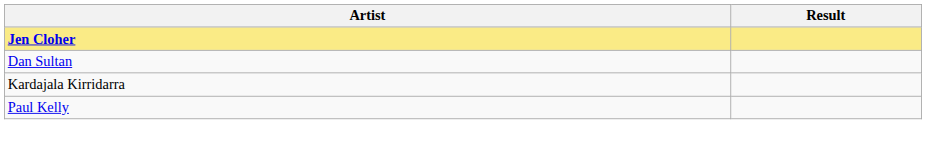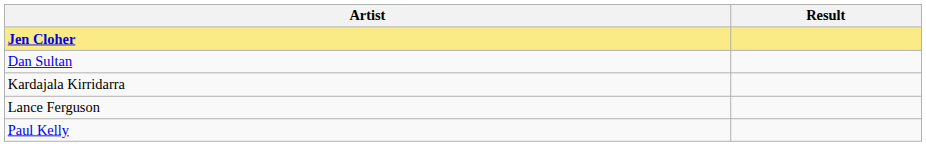+ row: (54, 107)
